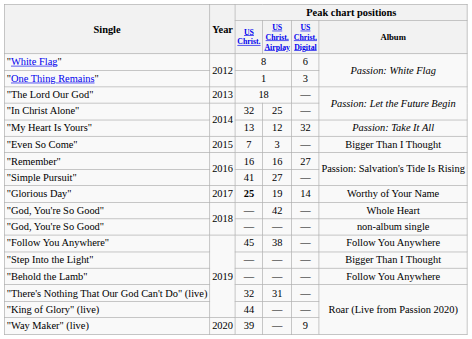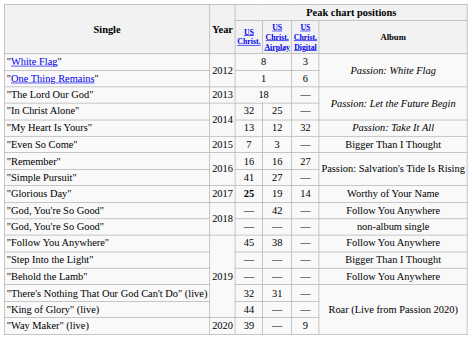(305, 62) 6 -> (305, 62) 3
(305, 78) 3 -> (305, 78) 6
(393, 210) Whole Heart -> (393, 210) Follow You Anywhere
